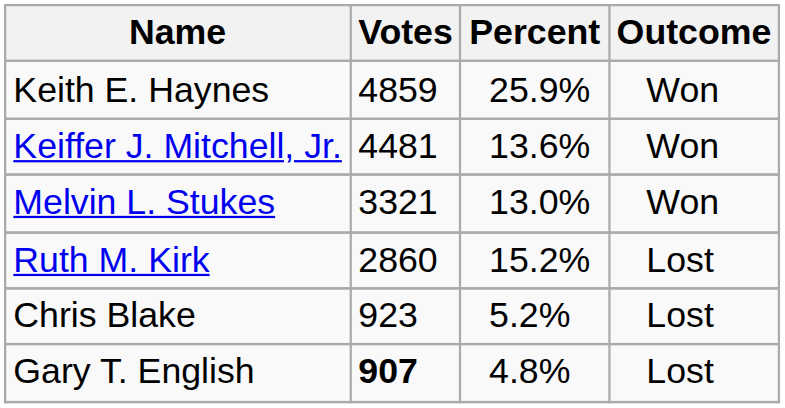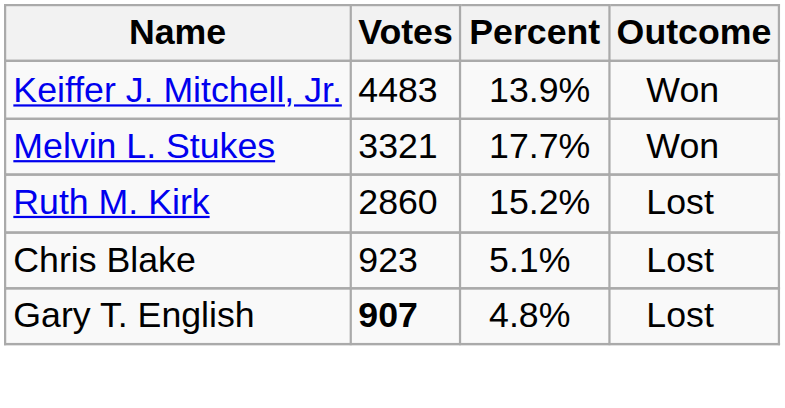- row: (141, 89)
(398, 145) 4481 -> (398, 89) 4483
(530, 145) 13.6% -> (530, 89) 13.9%
(530, 202) 13.0% -> (530, 145) 17.7%
(520, 315) 5.2% -> (520, 259) 5.1%
